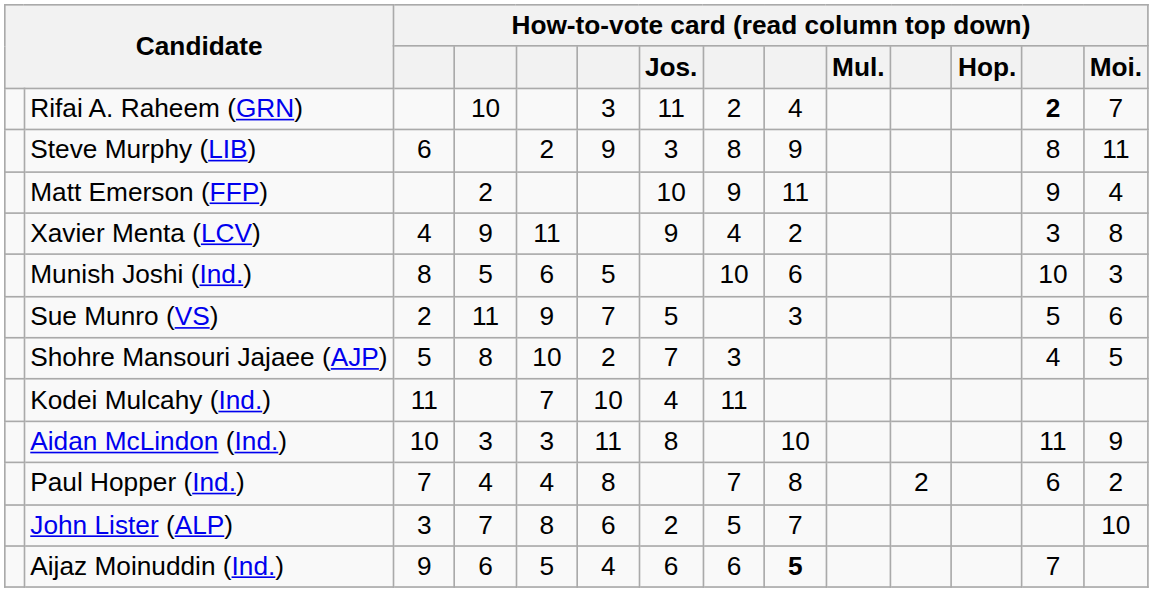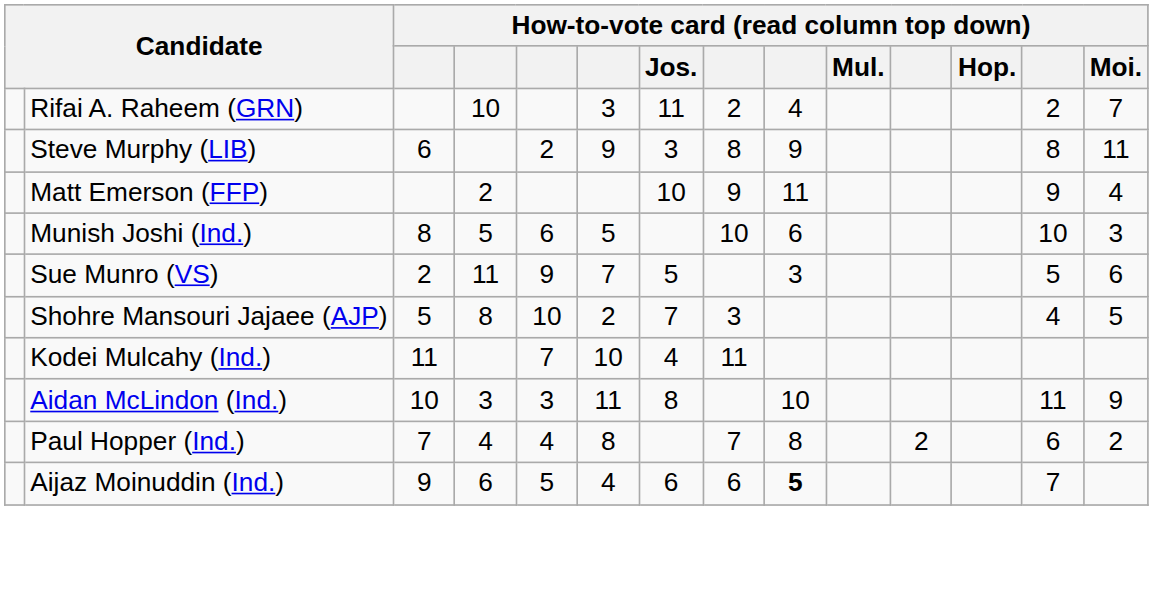(1053, 108) bold -> (1053, 108) normal
- row: (145, 233)
- row: (132, 524)
